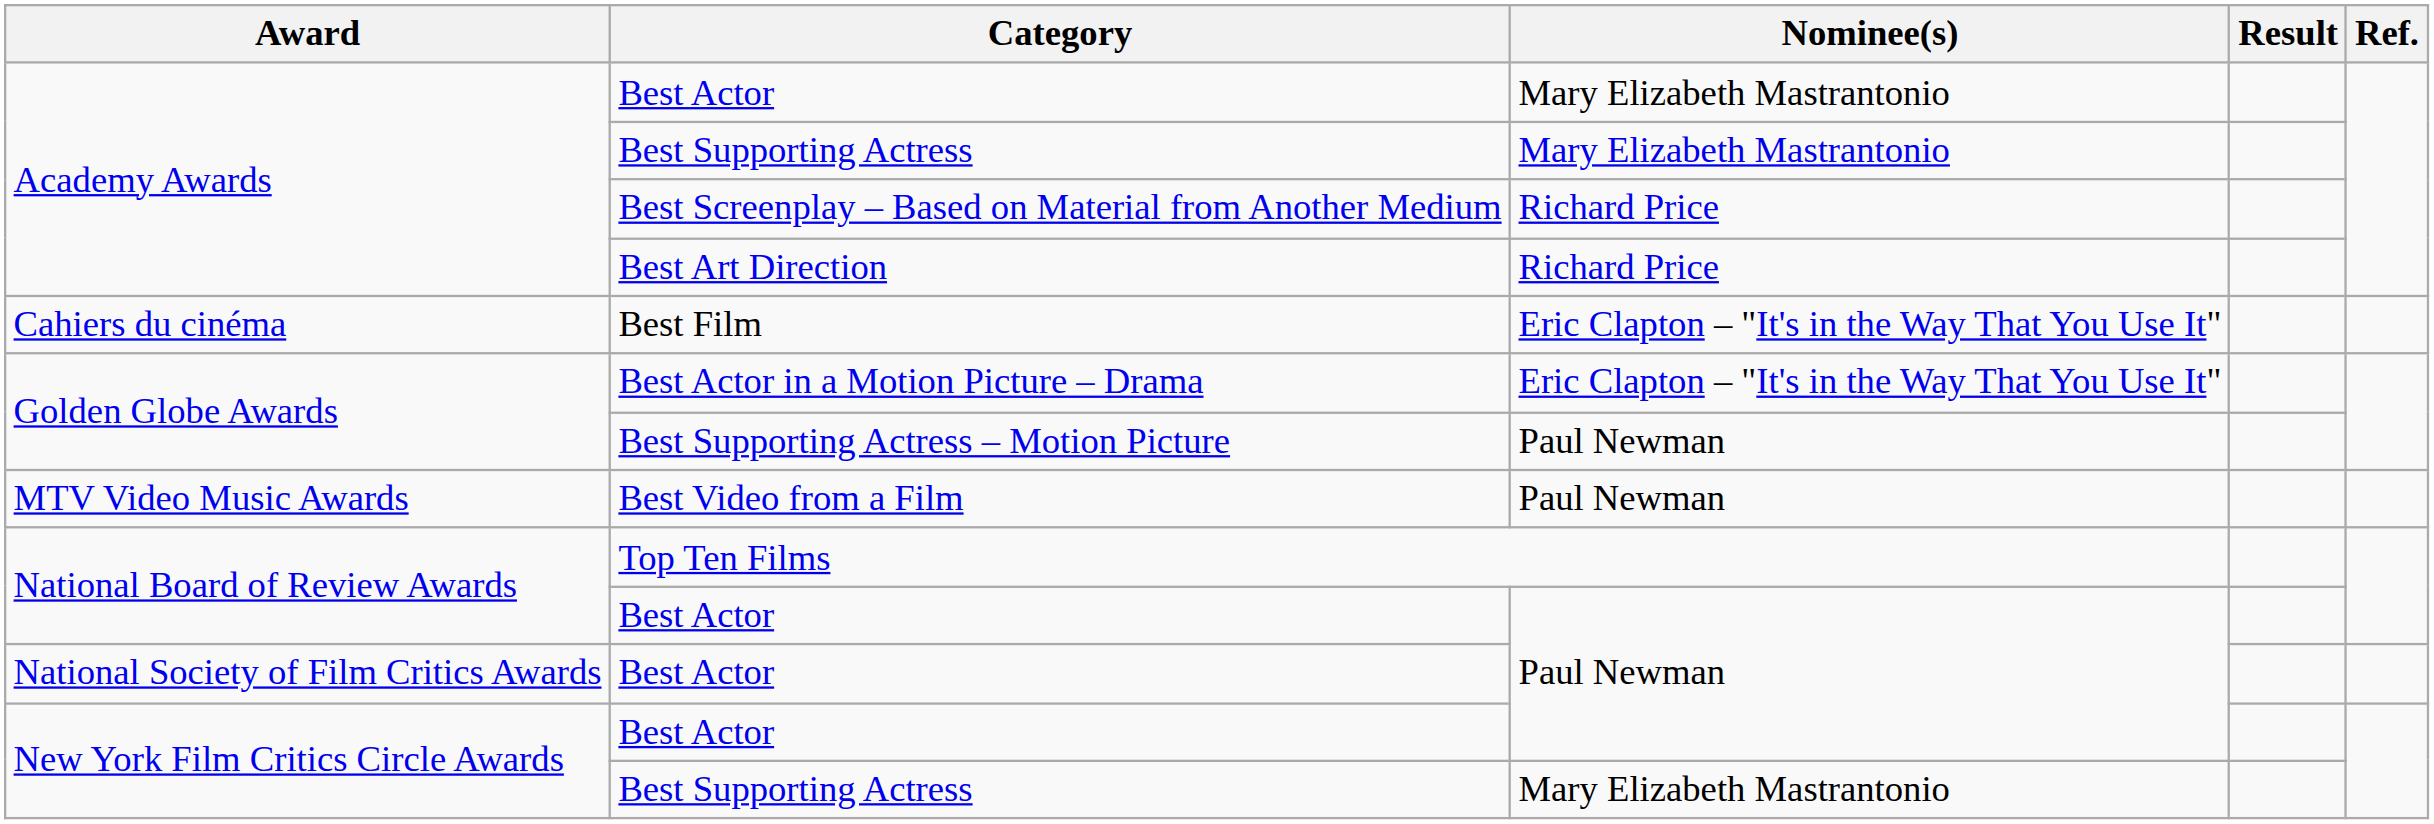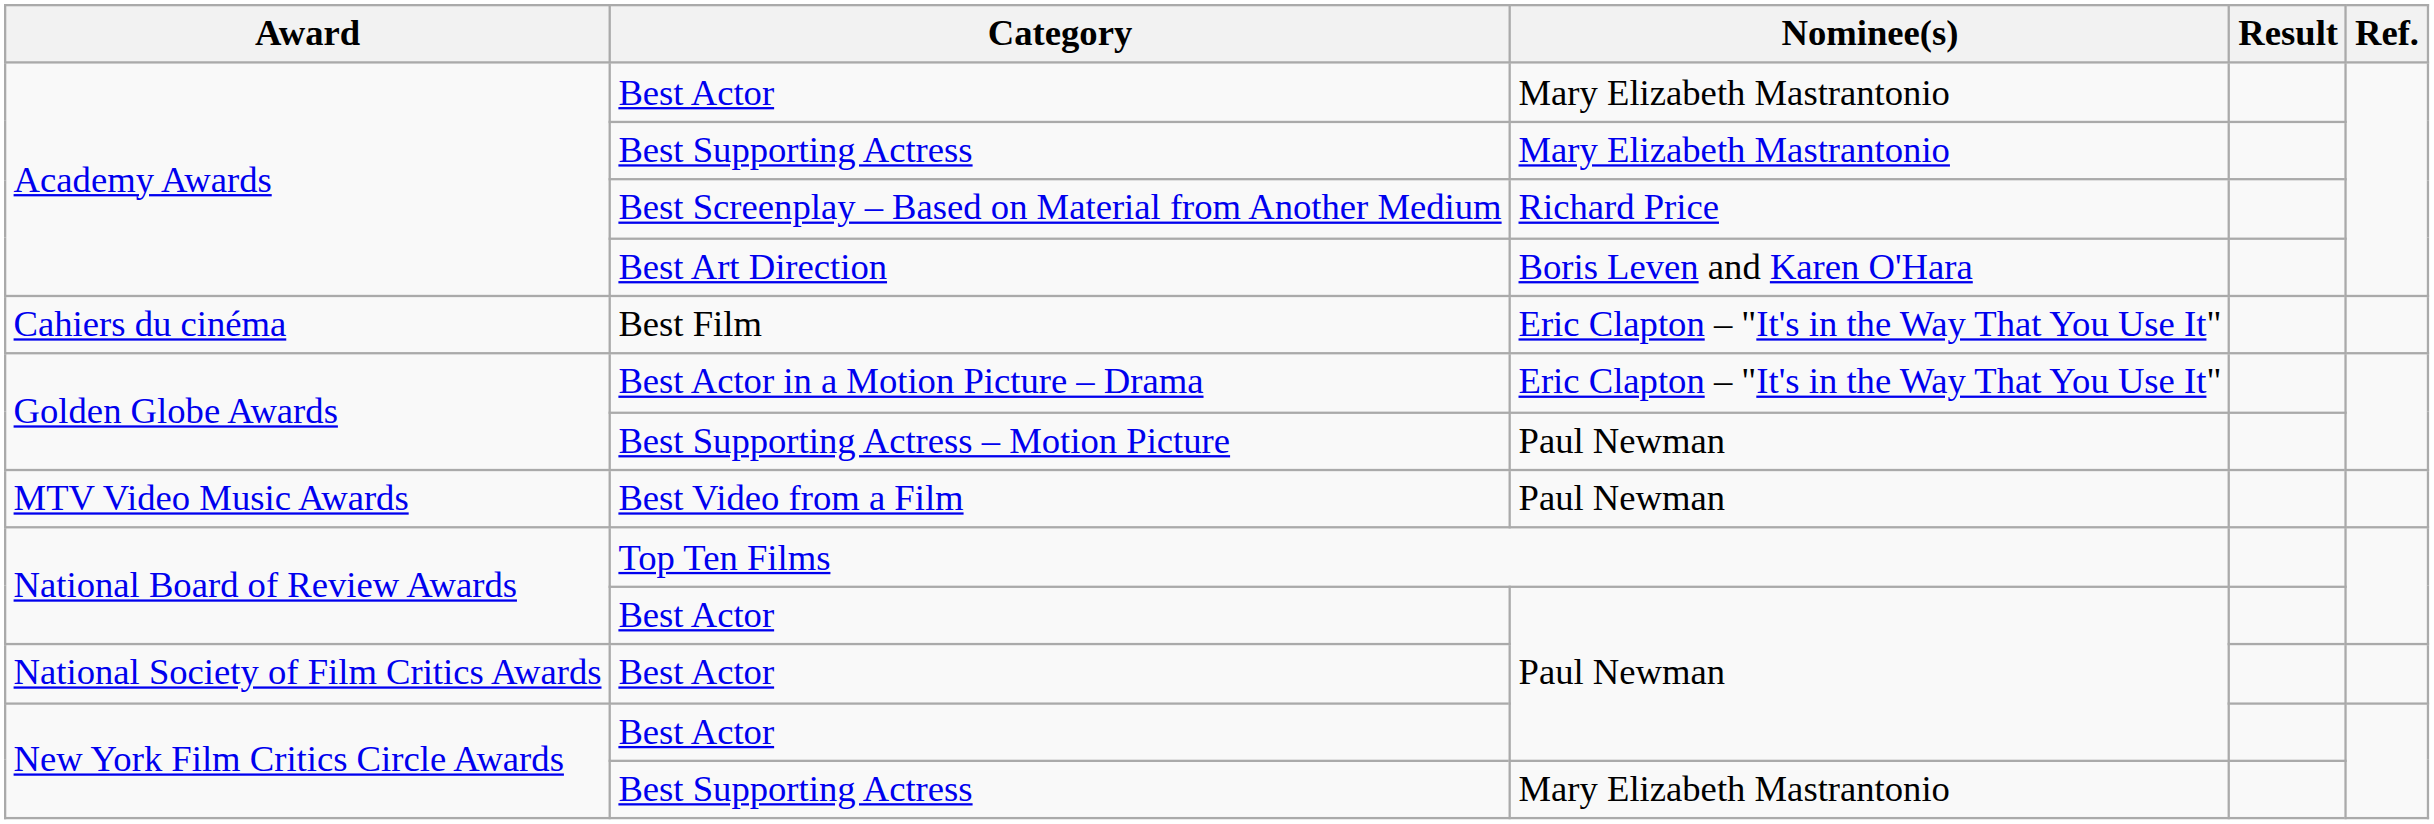(1619, 265) Richard Price -> (1746, 265) Boris Leven and Karen O'Hara
